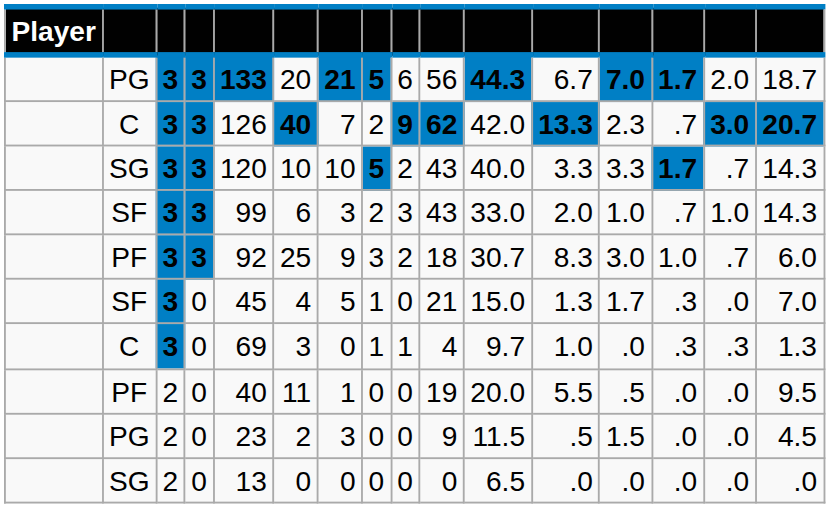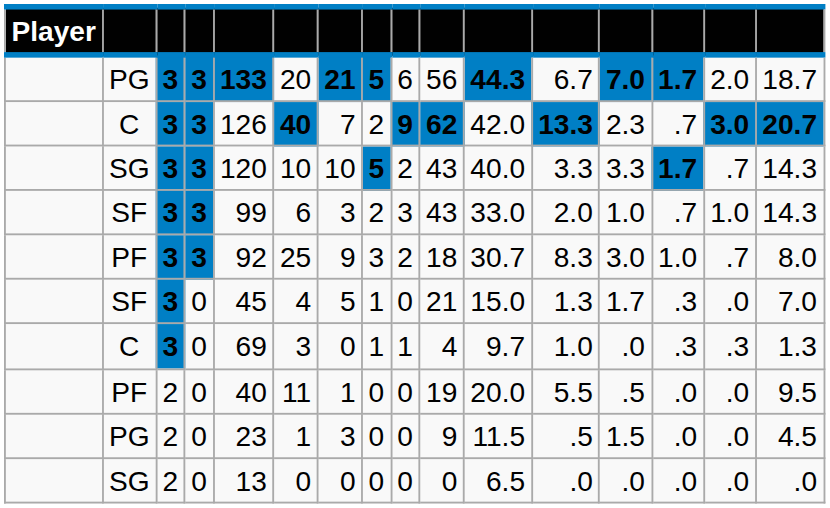(797, 257) 6.0 -> (797, 257) 8.0
(303, 435) 2 -> (303, 435) 1
